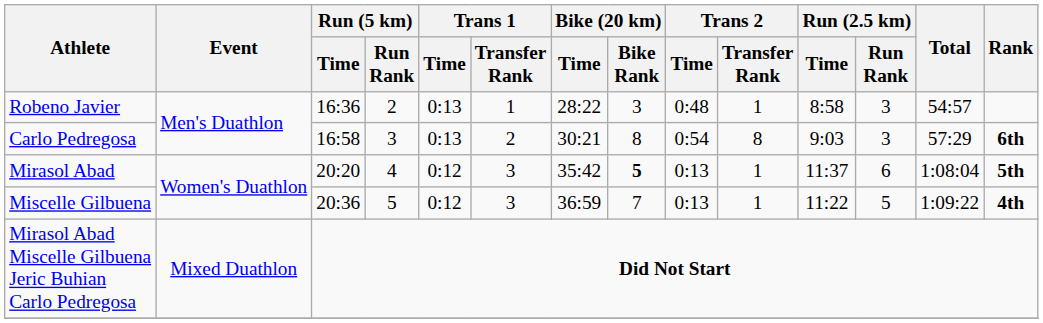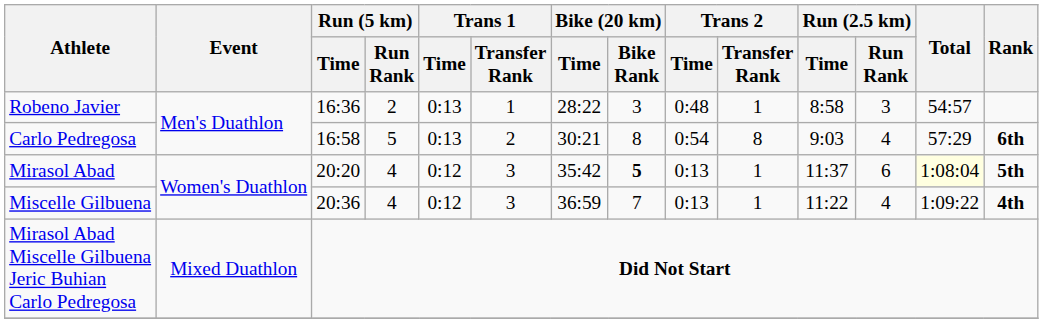(392, 139) 3 -> (392, 139) 5
(886, 139) 3 -> (886, 139) 4
(950, 170) no background -> (950, 170) lightyellow background
(392, 202) 5 -> (392, 202) 4
(886, 202) 5 -> (886, 202) 4
